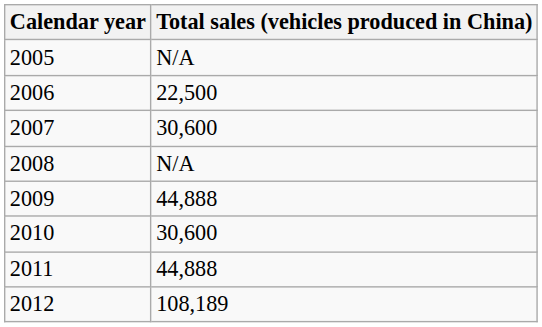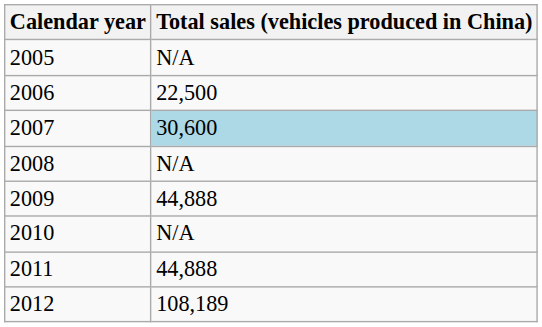(187, 127) no background -> (187, 127) lightblue background
(187, 233) 30,600 -> (175, 233) N/A
